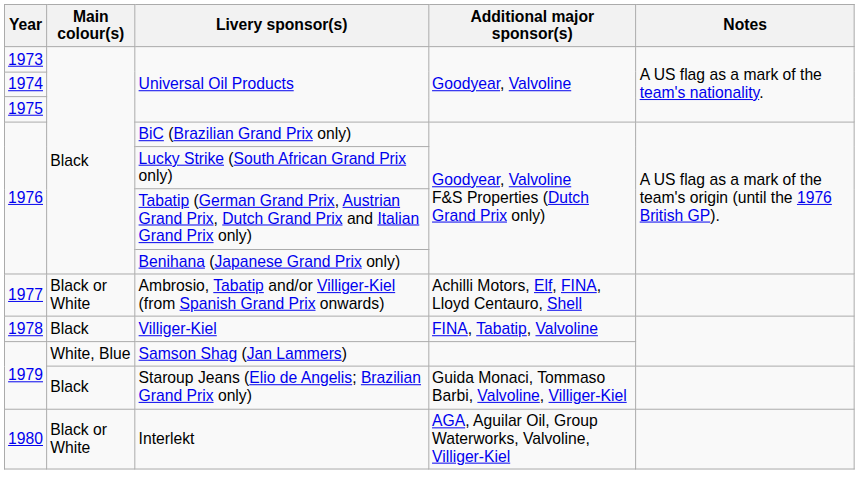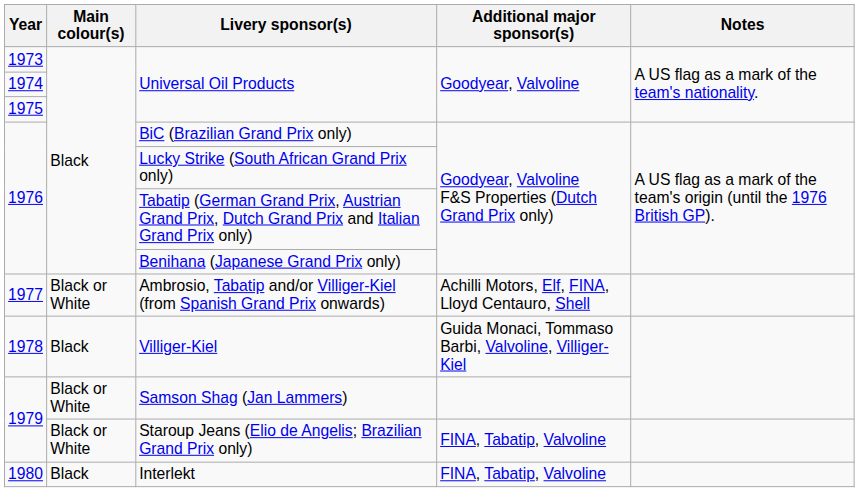(515, 328) FINA, Tabatip, Valvoline -> (527, 346) Guida Monaci, Tommaso Barbi, Valvoline, Villiger-Kiel
(90, 353) White, Blue -> (79, 397) Black or White
(69, 387) Black -> (79, 440) Black or White
(529, 387) Guida Monaci, Tommaso Barbi, Valvoline, Villiger-Kiel -> (523, 440) FINA, Tabatip, Valvoline
(79, 438) Black or White -> (69, 474) Black
(515, 438) AGA, Aguilar Oil, Group Waterworks, Valvoline, Villiger-Kiel -> (523, 474) FINA, Tabatip, Valvoline
